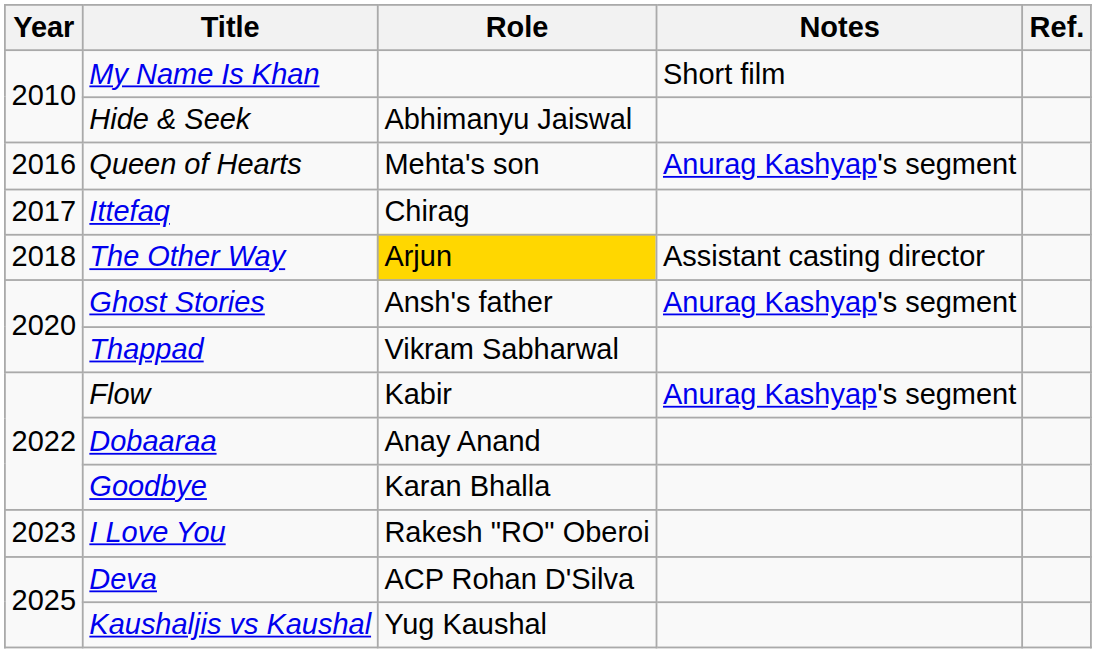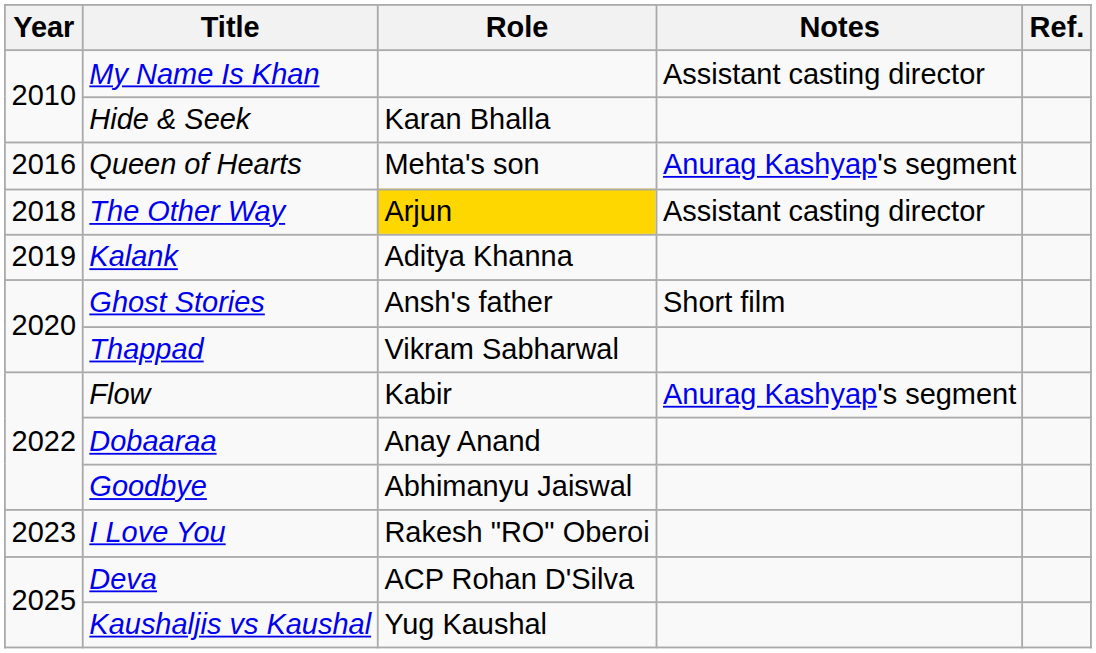(724, 73) Short film -> (824, 73) Assistant casting director
(508, 119) Abhimanyu Jaiswal -> (467, 119) Karan Bhalla
- row: (130, 211)
+ row: (134, 257)
(840, 303) Anurag Kashyap's segment -> (724, 303) Short film
(467, 486) Karan Bhalla -> (508, 486) Abhimanyu Jaiswal
